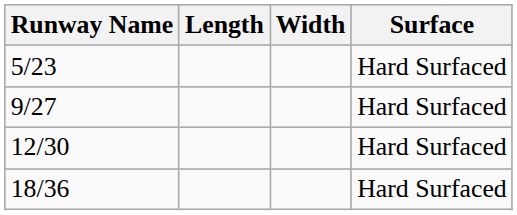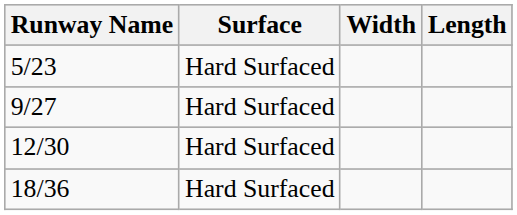columns swapped: (224, 24) <-> (432, 24)
